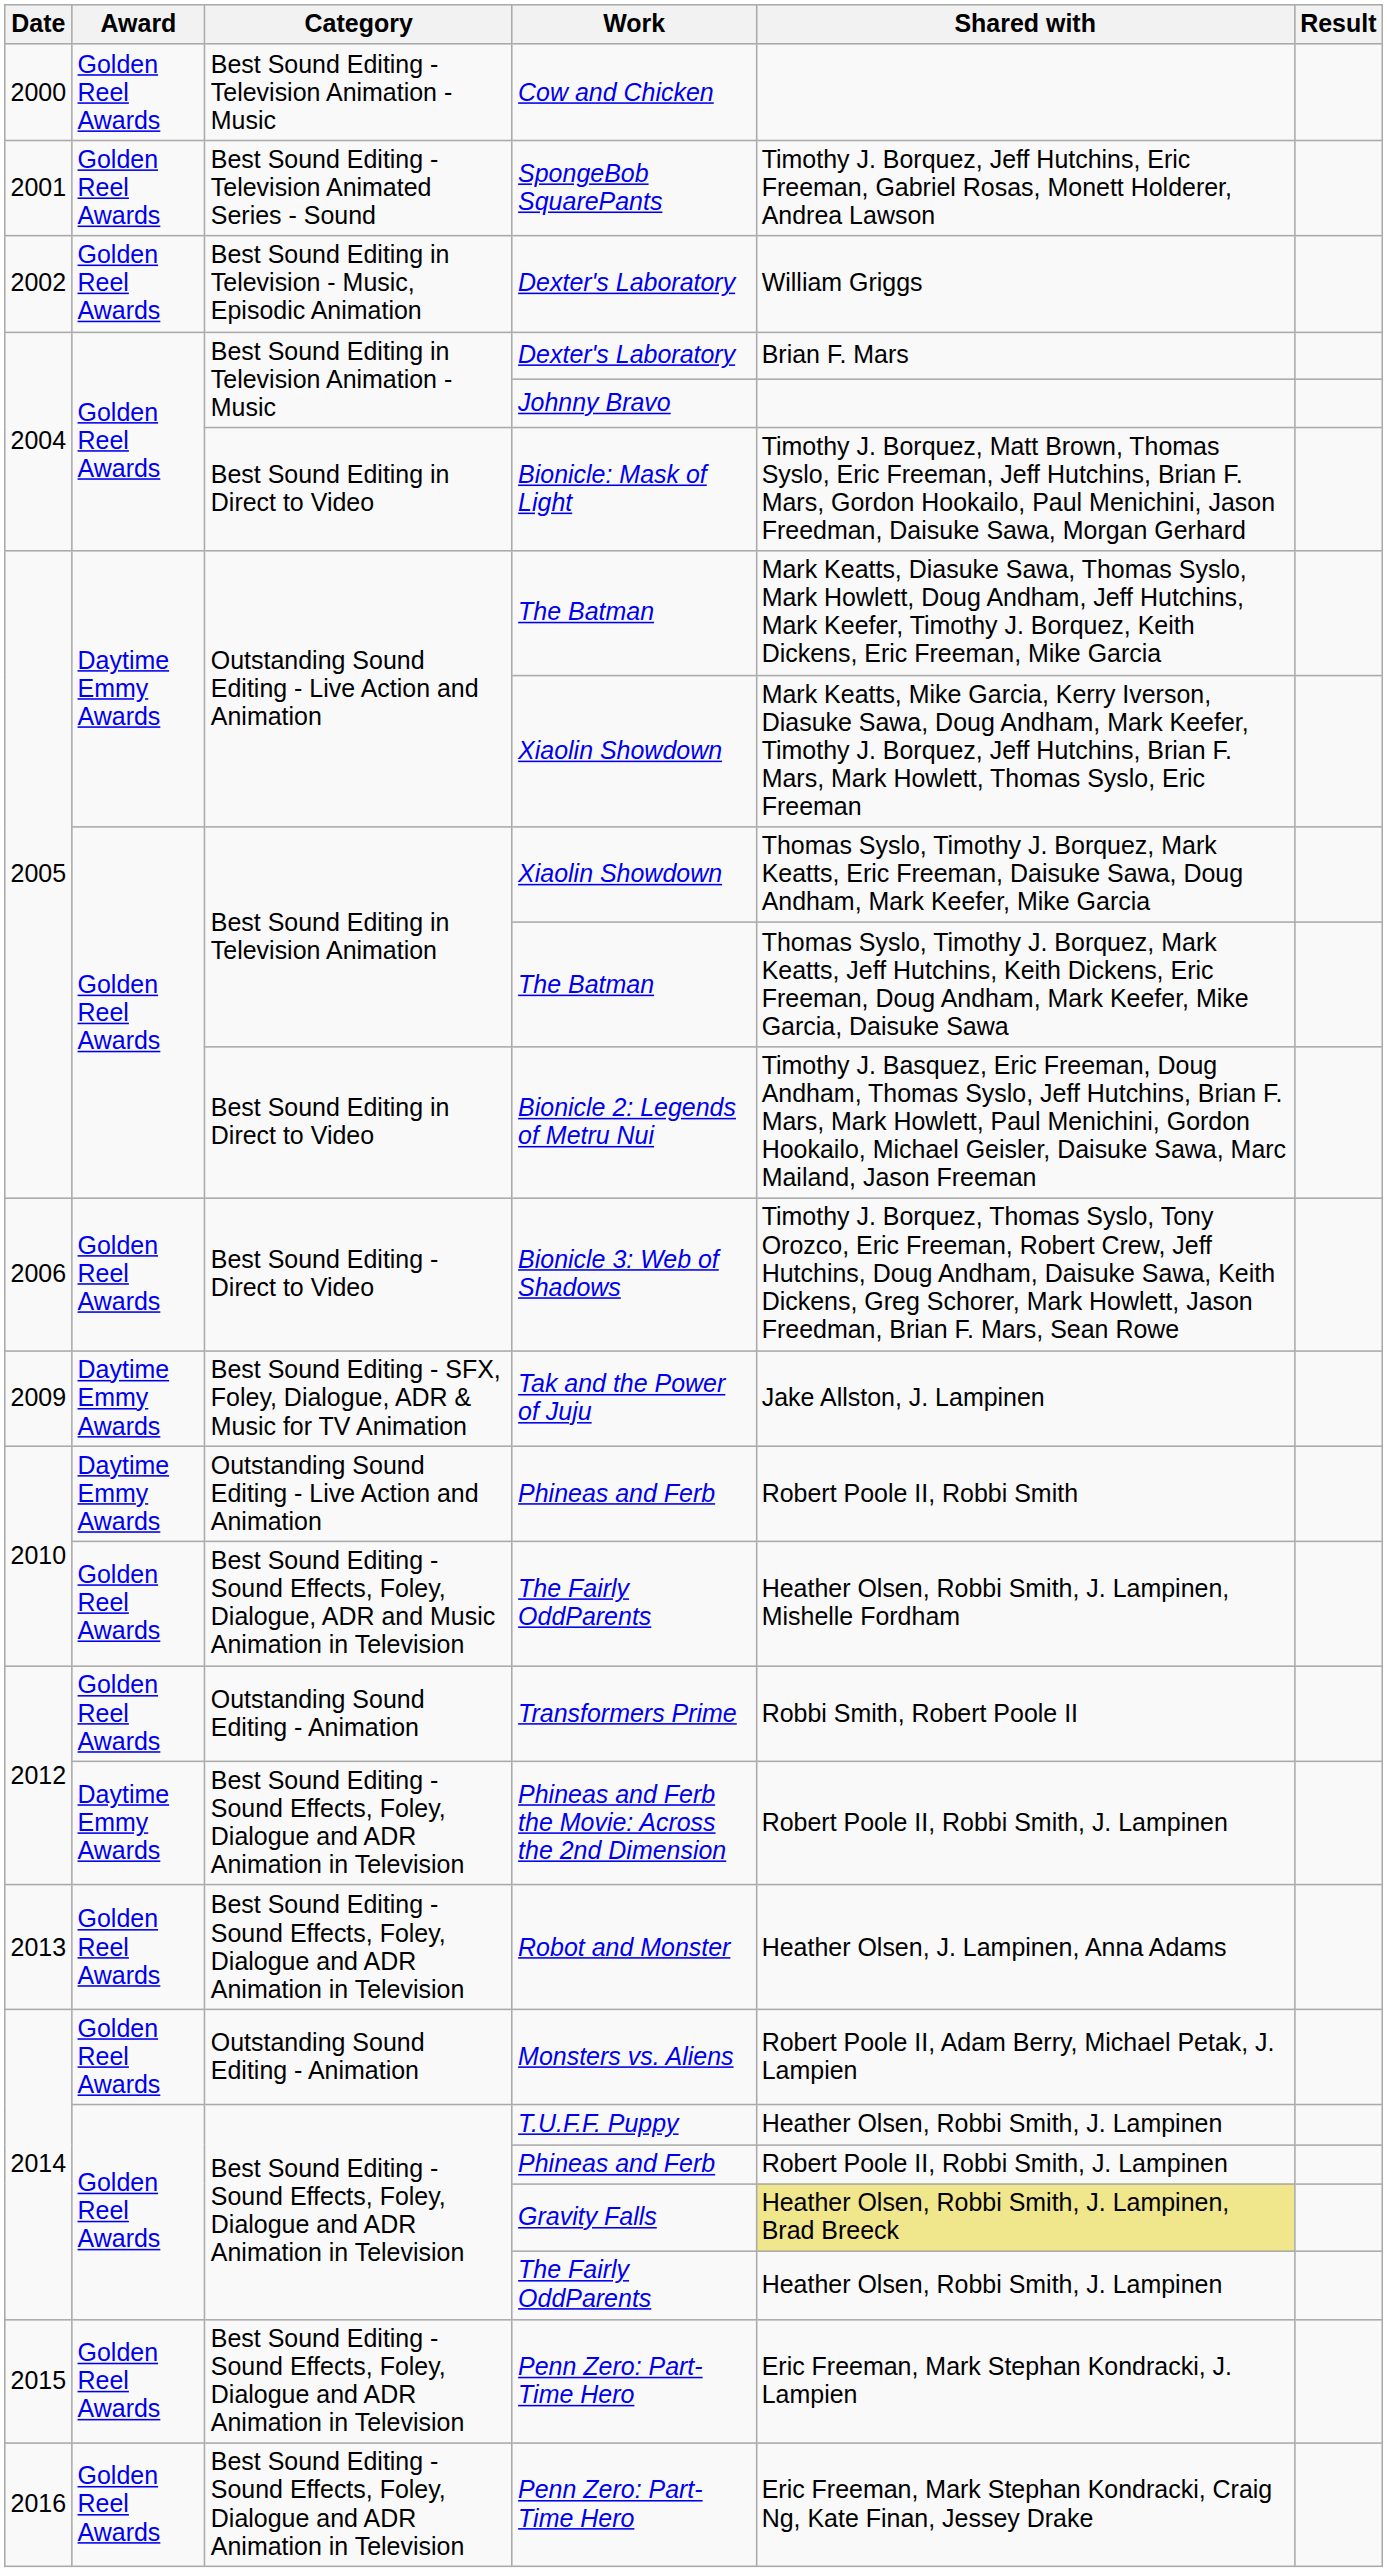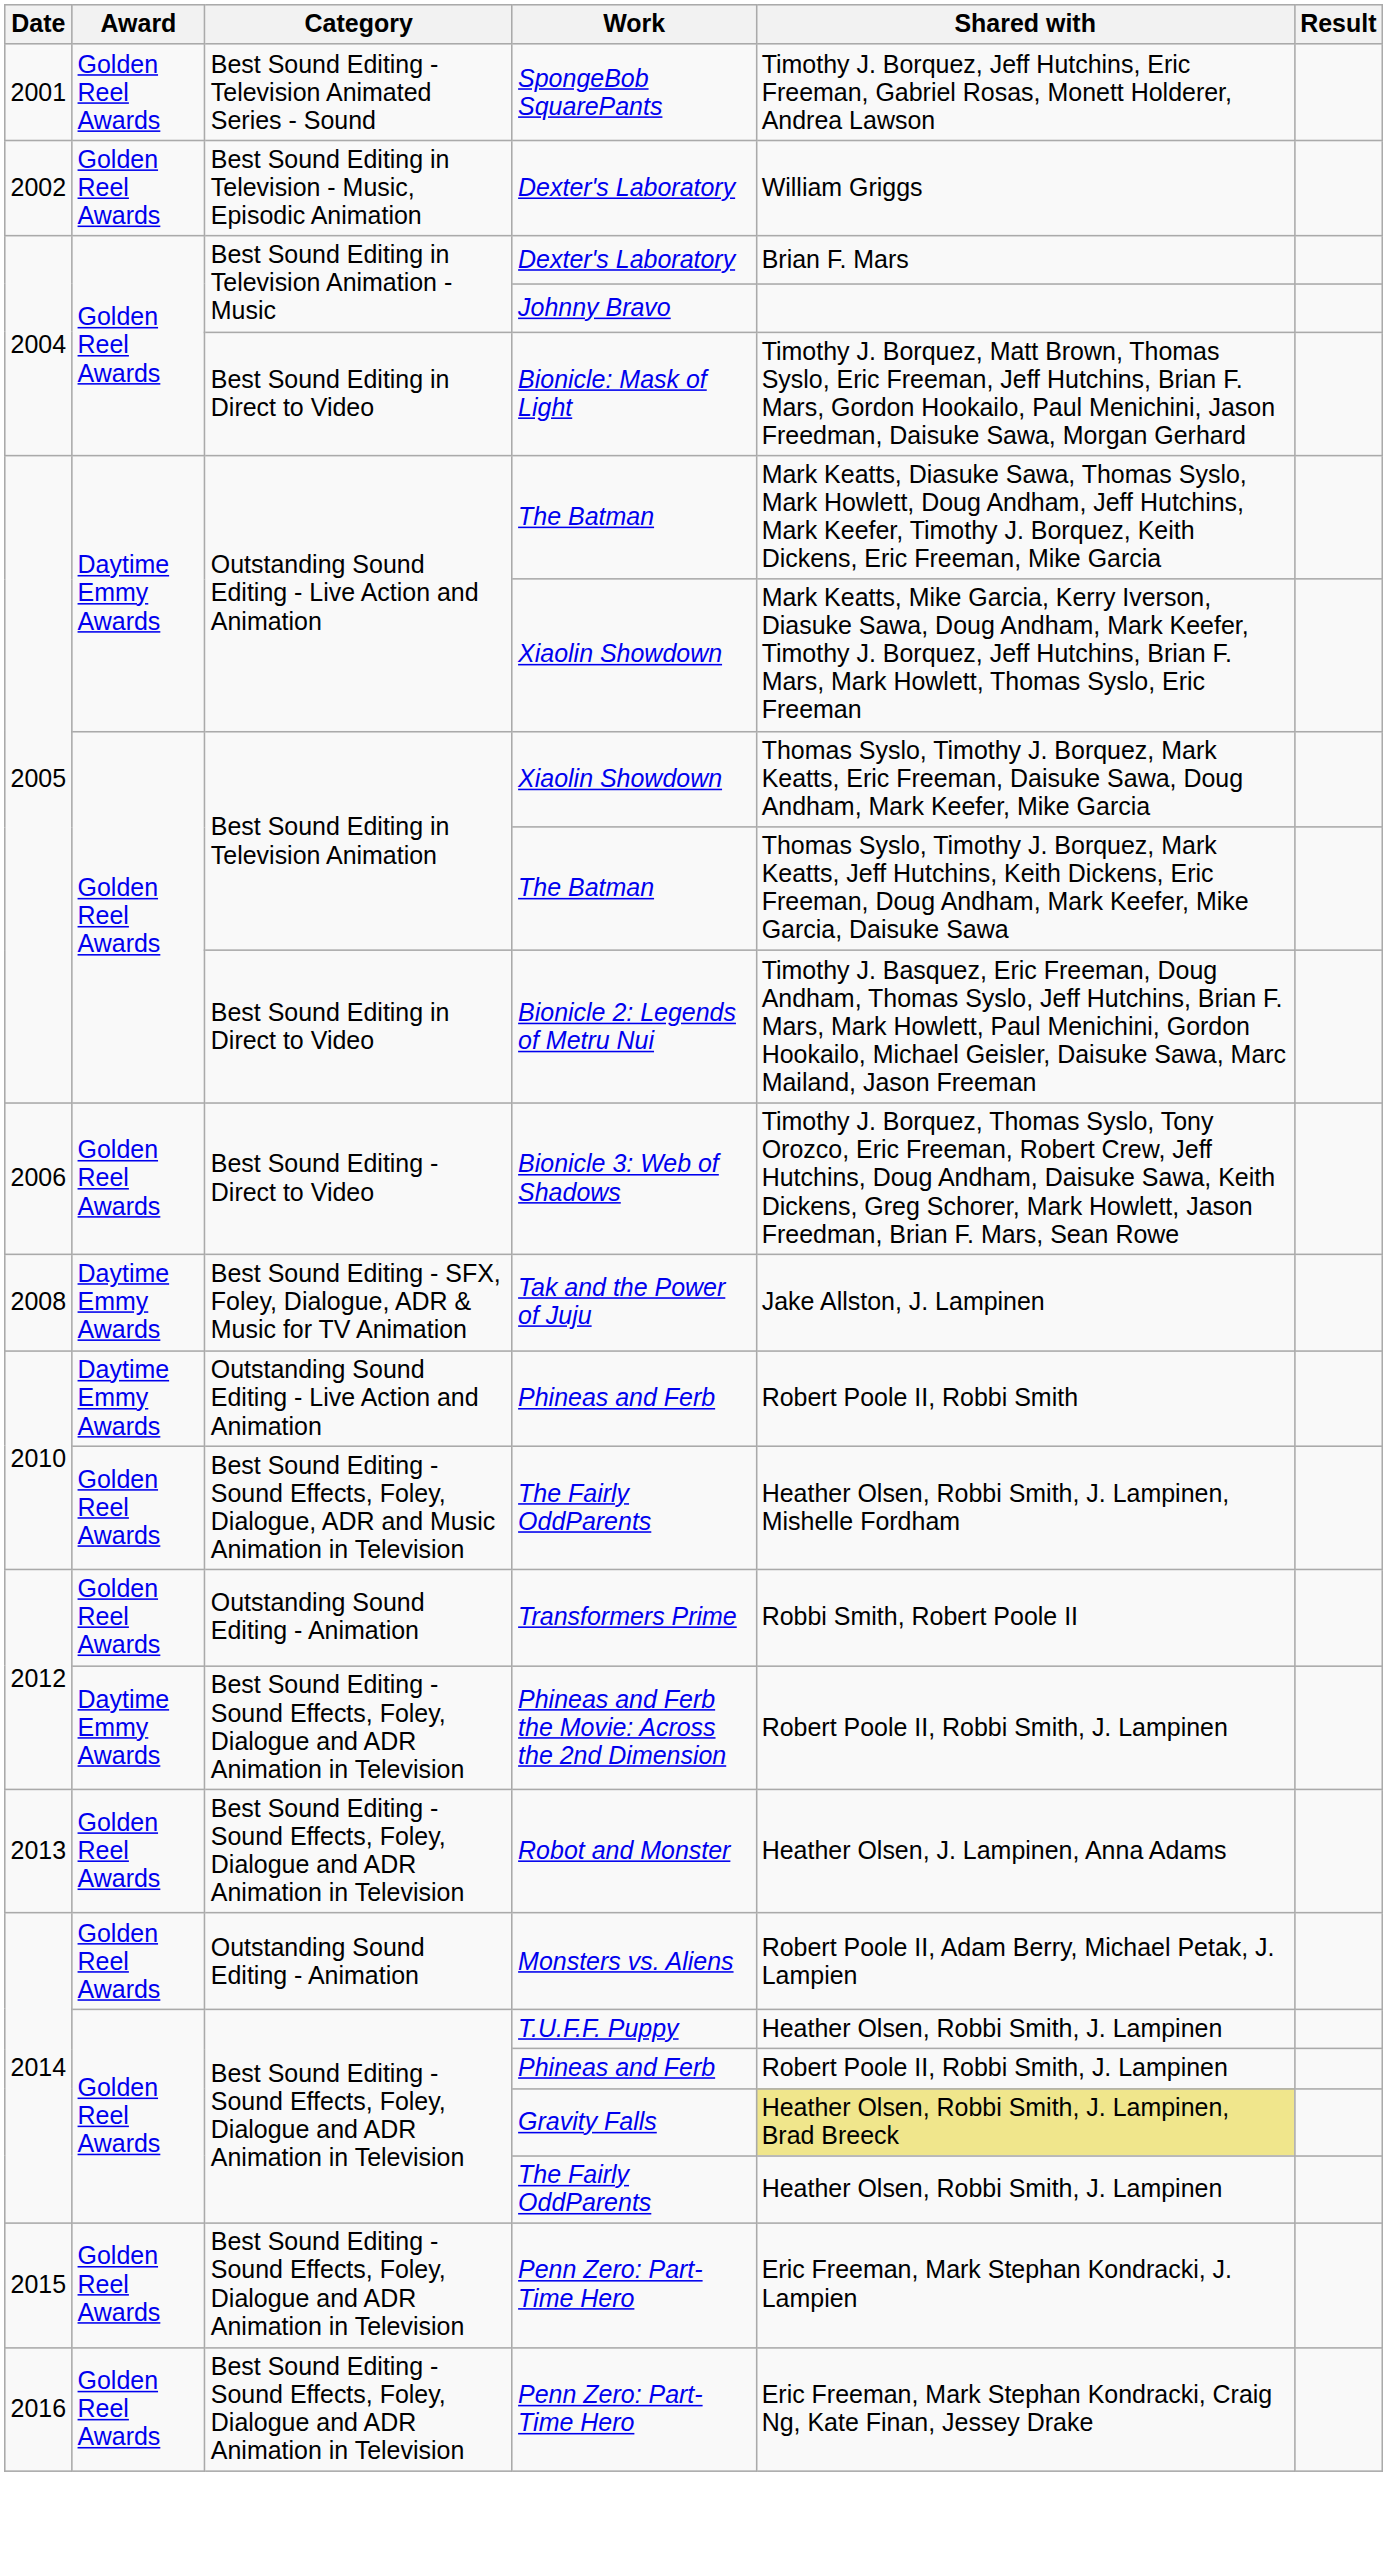- row: (332, 91)
(38, 1397) 2009 -> (38, 1302) 2008
